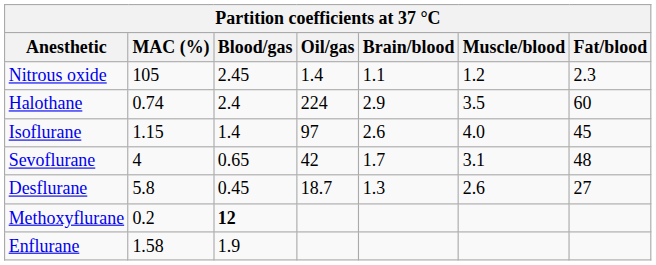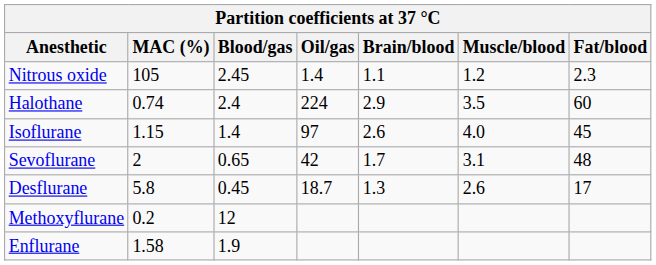(137, 160) 4 -> (137, 160) 2
(582, 189) 27 -> (582, 189) 17
(227, 217) bold -> (227, 217) normal
